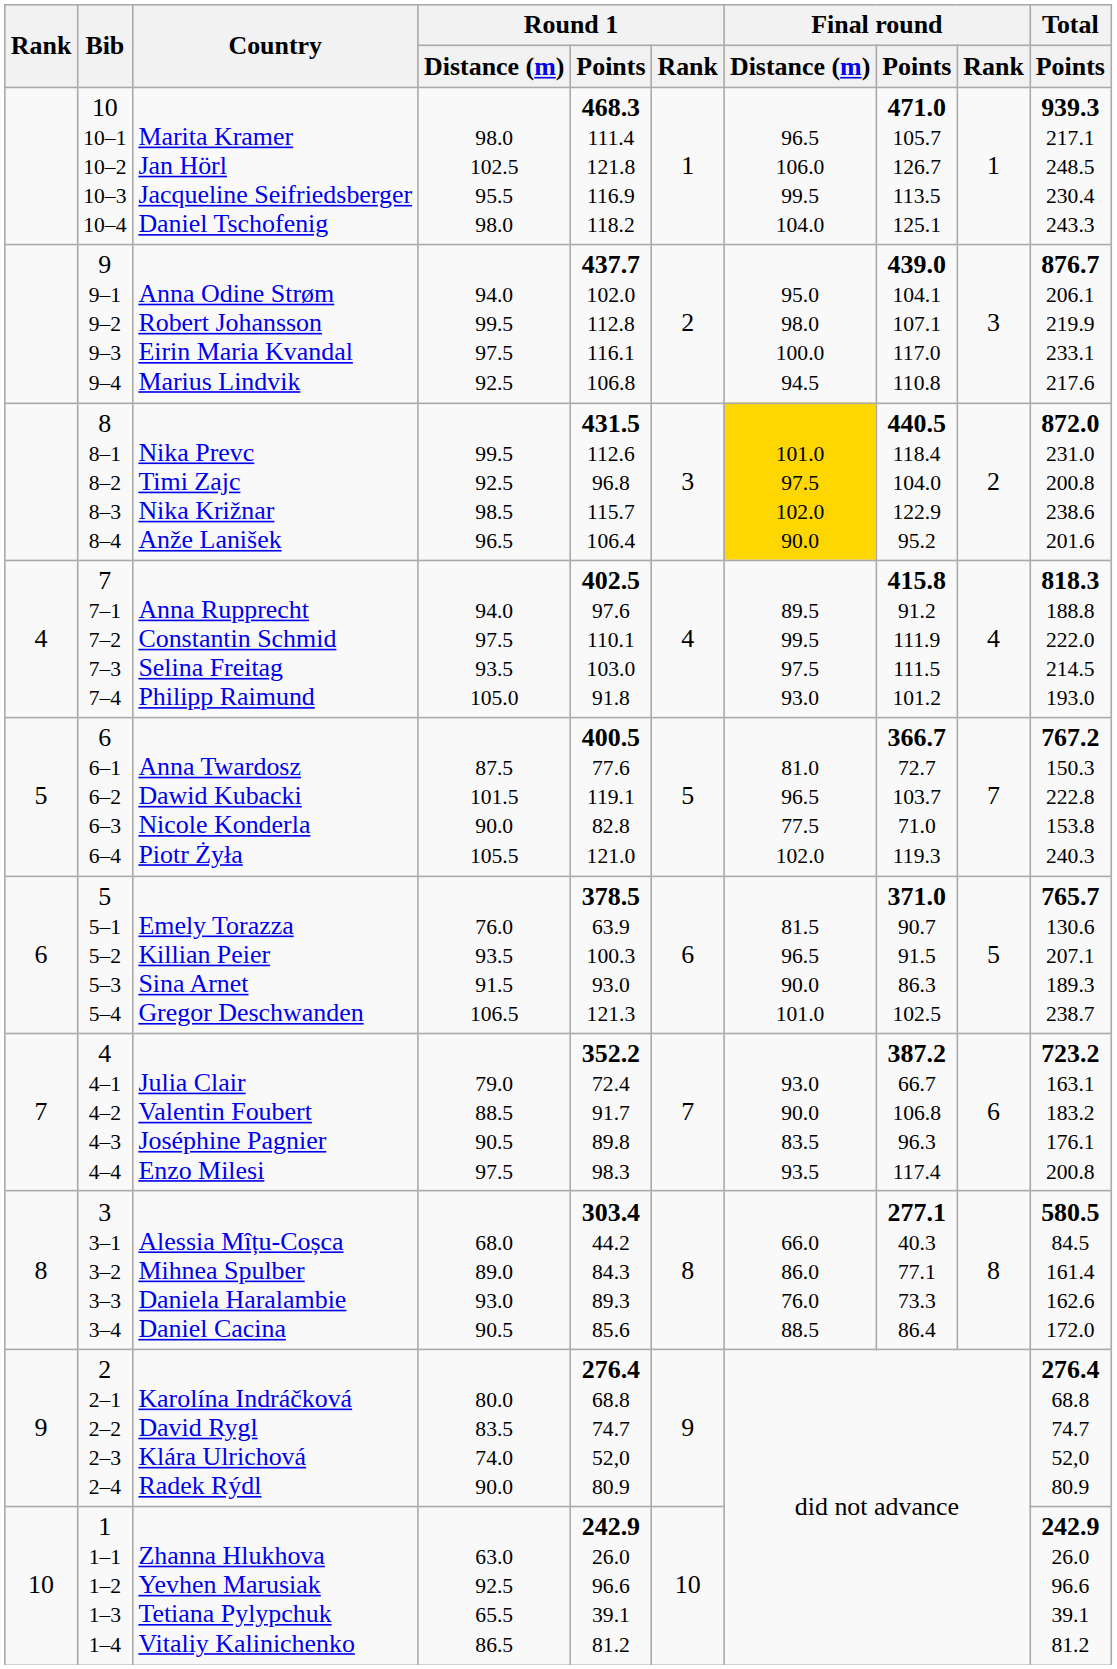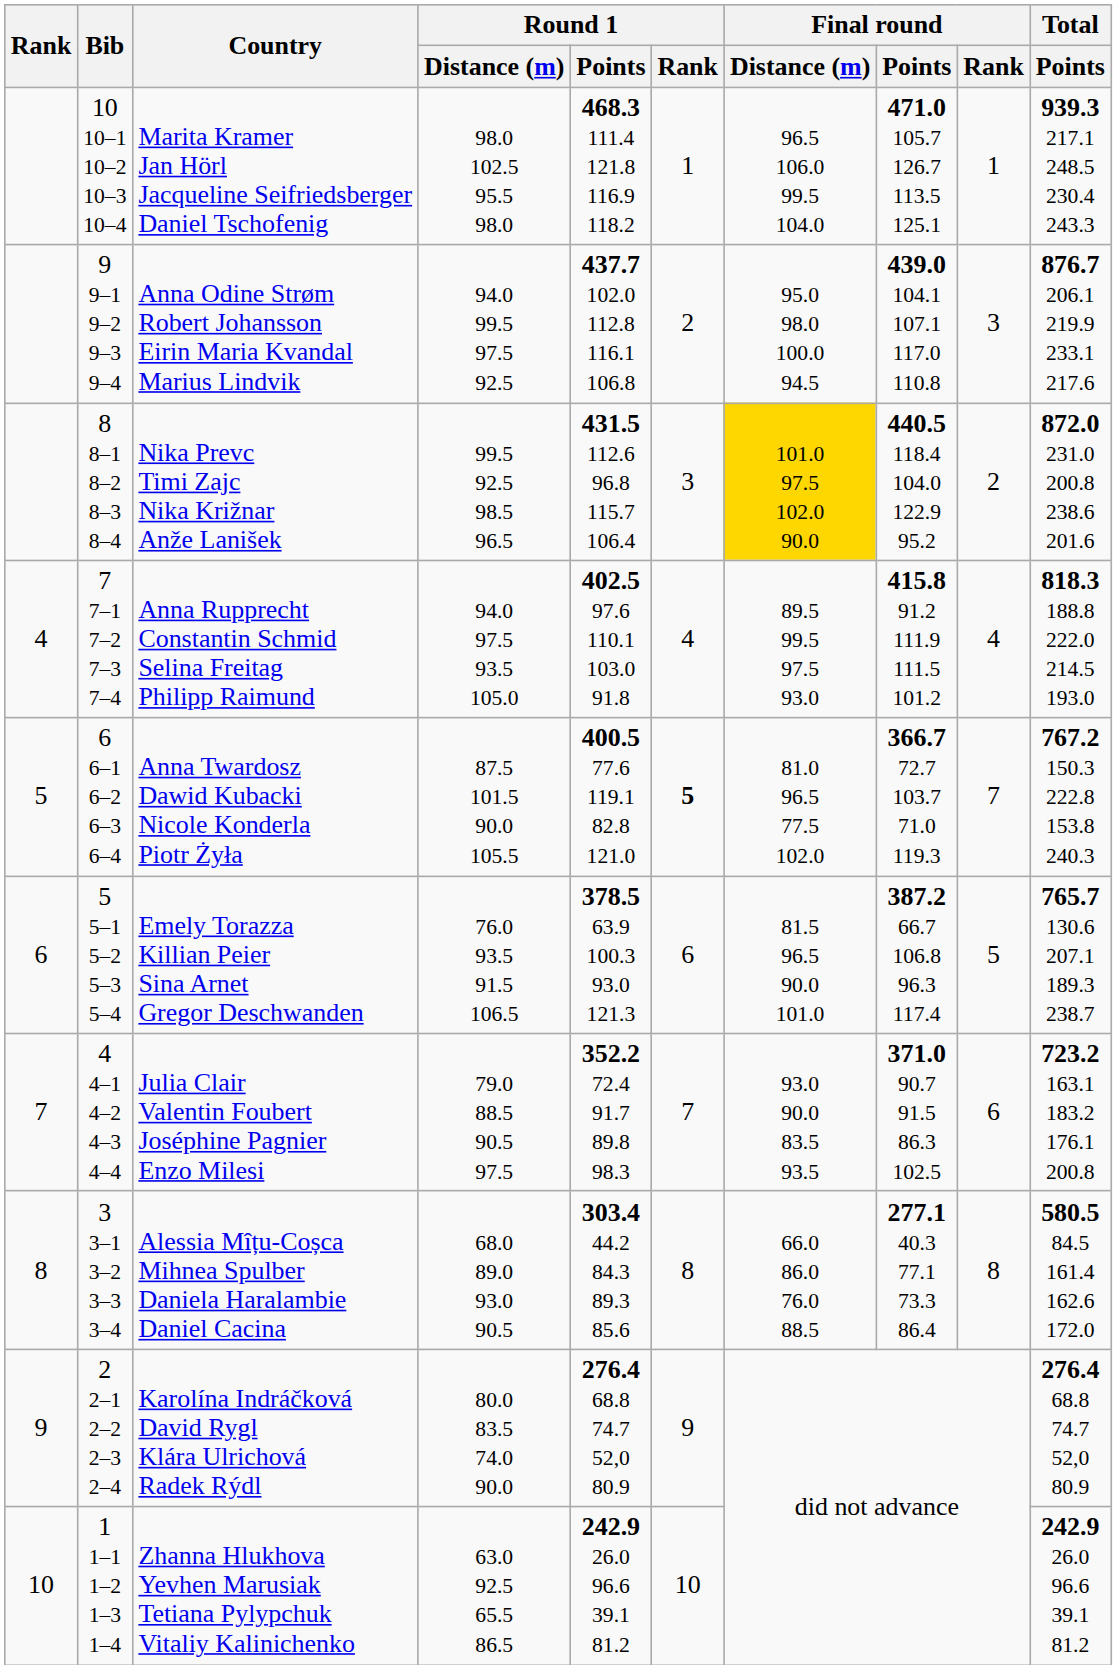(688, 796) normal -> (688, 796) bold
(917, 954) 371.0 90.7 91.5 86.3 102.5 -> (917, 954) 387.2 66.7 106.8 96.3 117.4
(917, 1112) 387.2 66.7 106.8 96.3 117.4 -> (917, 1112) 371.0 90.7 91.5 86.3 102.5
